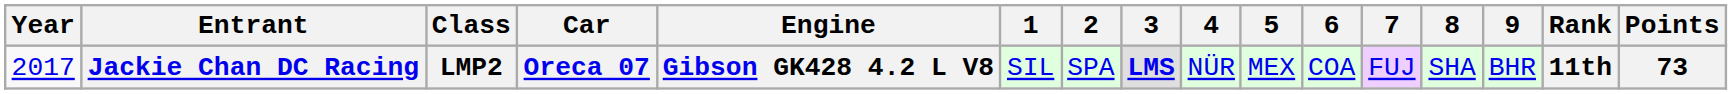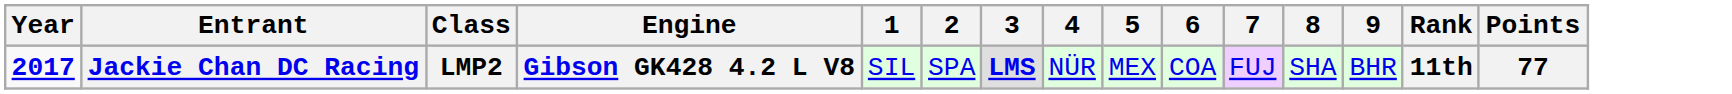- column: (587, 26)
(43, 67) normal -> (43, 67) bold
(1672, 67) 73 -> (1533, 67) 77
